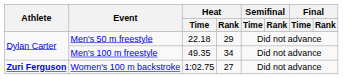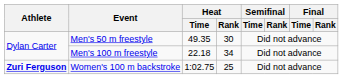(199, 39) 22.18 -> (199, 39) 49.35
(229, 39) 29 -> (229, 39) 30
(199, 53) 49.35 -> (199, 53) 22.18
(229, 67) 27 -> (229, 67) 25
